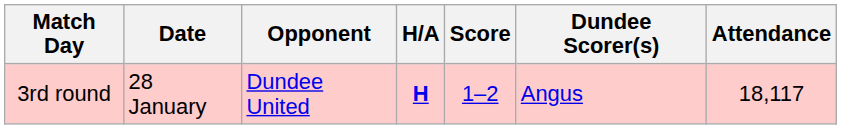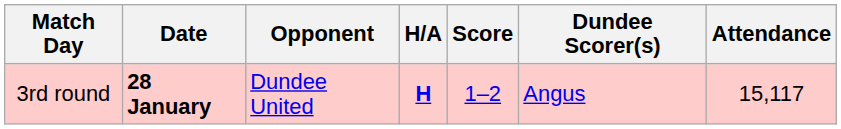(168, 93) normal -> (169, 93) bold
(772, 93) 18,117 -> (772, 93) 15,117
